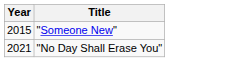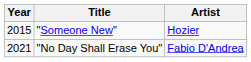+ column: (205, 13)
